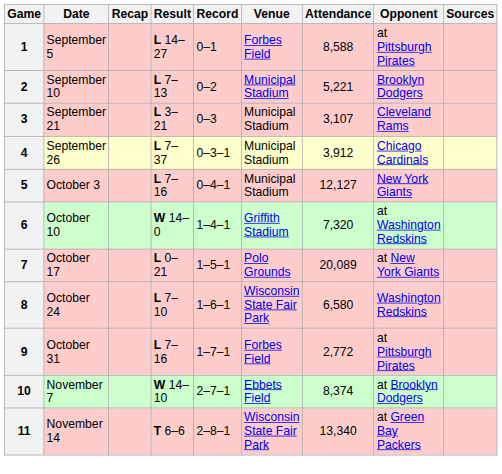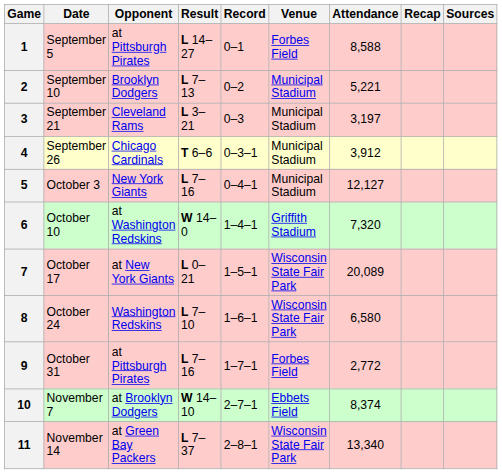columns swapped: (409, 14) <-> (130, 14)
(338, 119) 3,107 -> (365, 119) 3,197
(166, 152) L 7–37 -> (197, 152) T 6–6
(267, 265) Polo Grounds -> (299, 272) Wisconsin State Fair Park
(169, 431) T 6–6 -> (193, 445) L 7–37
